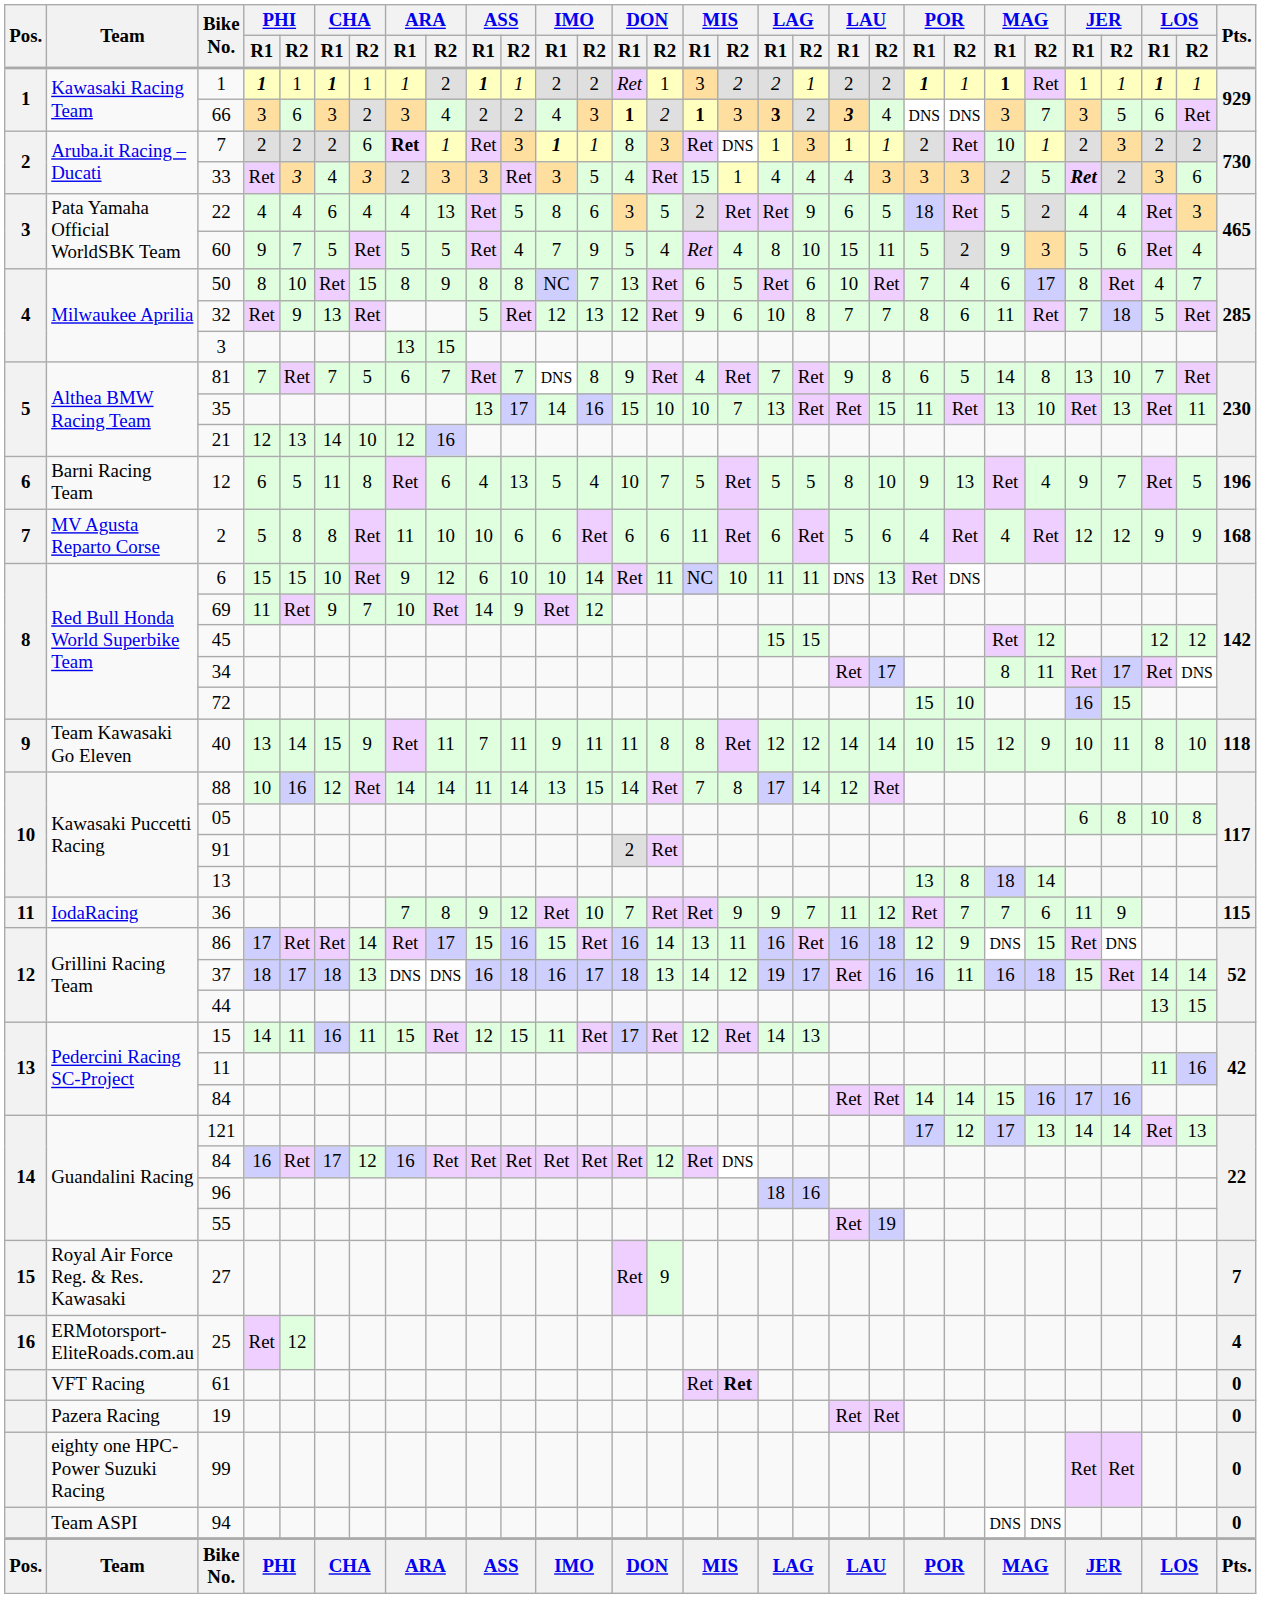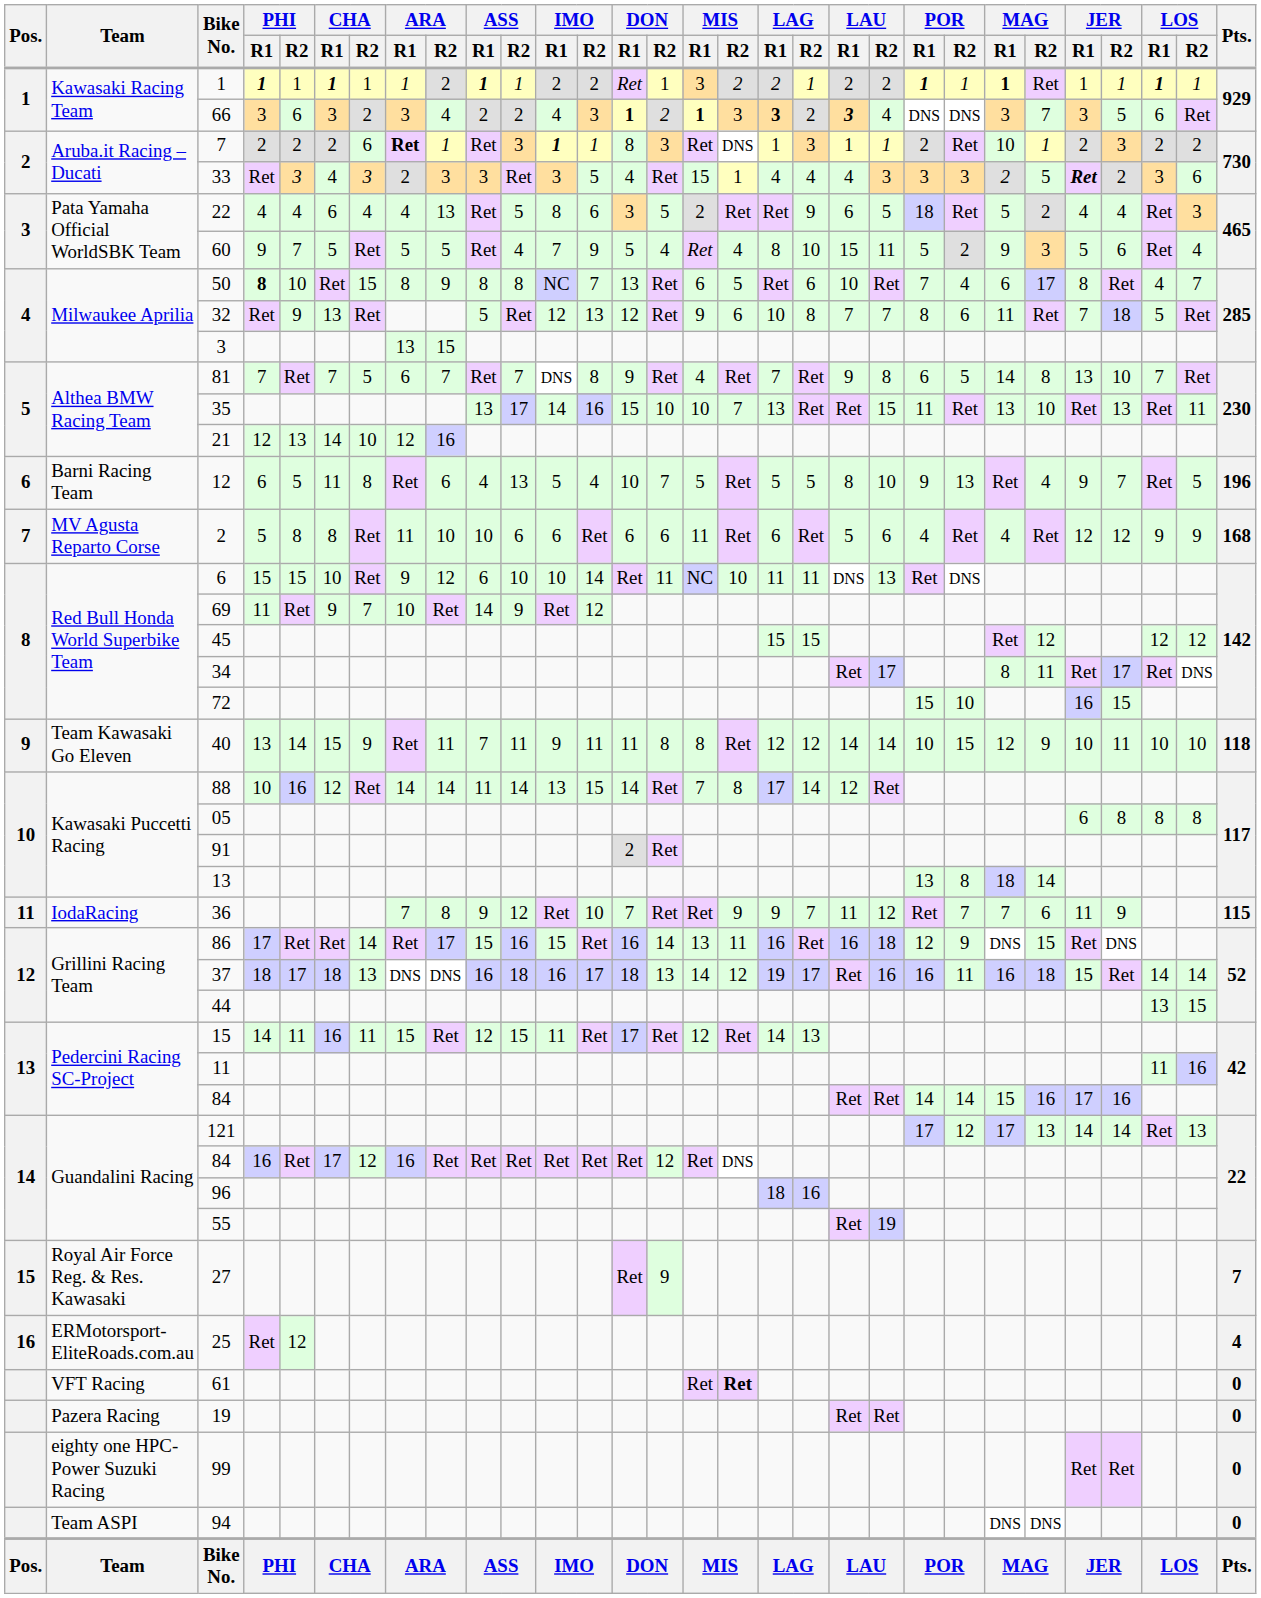(262, 283) normal -> (262, 283) bold
(1159, 744) 8 -> (1159, 744) 10
(1159, 818) 10 -> (1159, 818) 8
